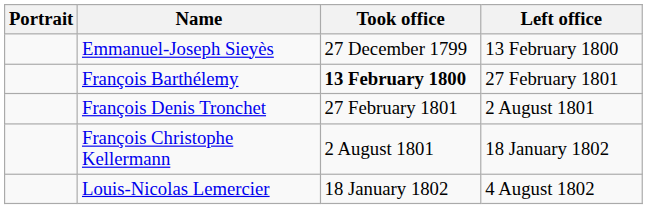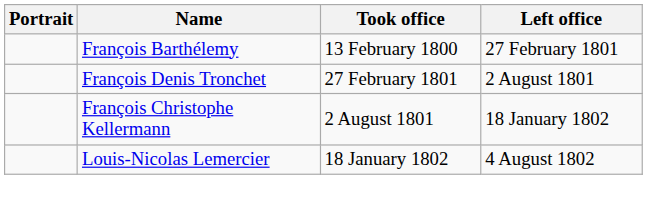- row: (178, 49)
(395, 78) bold -> (391, 49) normal
